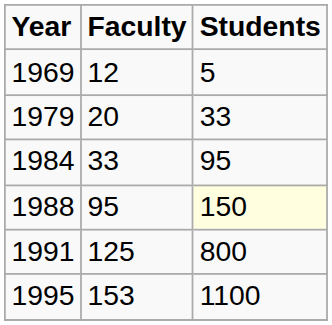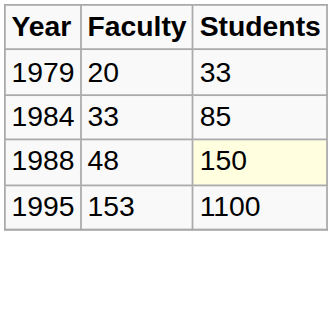- row: (43, 71)
(215, 161) 95 -> (215, 116) 85
(103, 206) 95 -> (103, 161) 48
- row: (43, 251)
